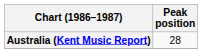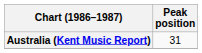(175, 40) 28 -> (175, 40) 31
